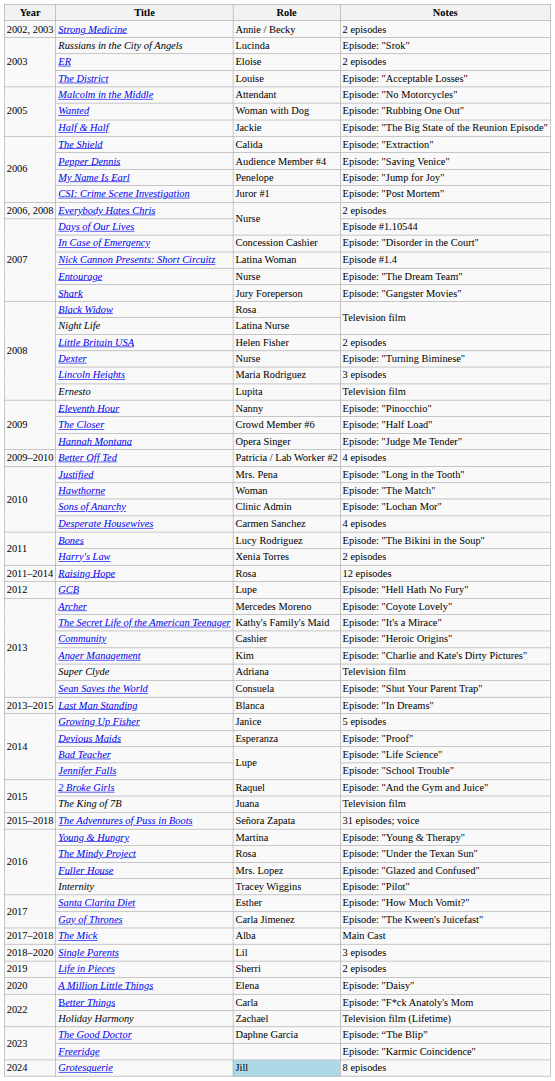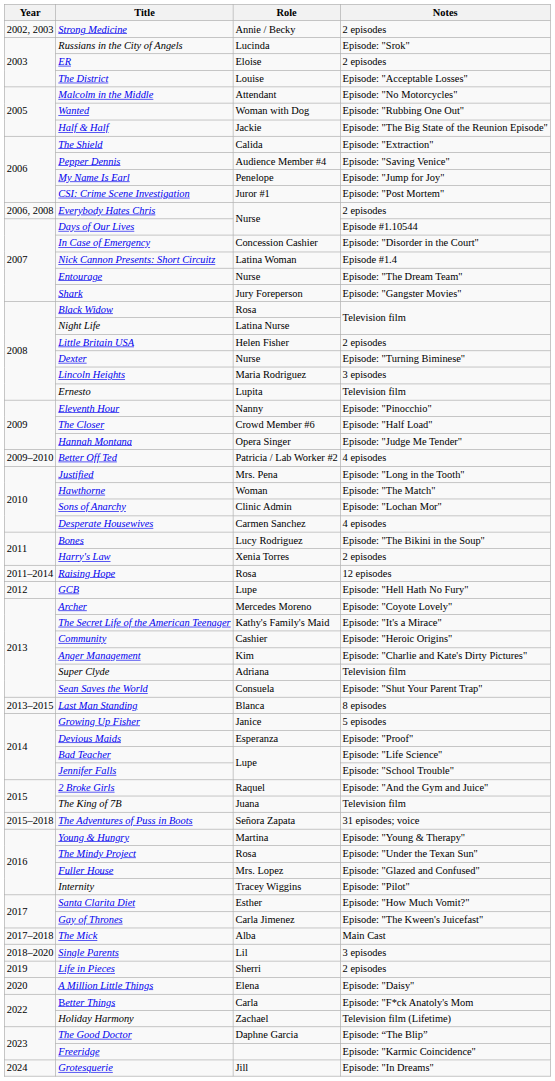(388, 705) Episode: "In Dreams" -> (364, 705) 8 episodes
(242, 1068) lightblue background -> (242, 1068) no background
(364, 1068) 8 episodes -> (388, 1068) Episode: "In Dreams"
